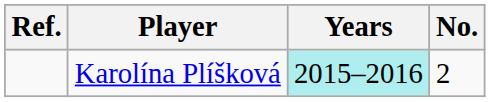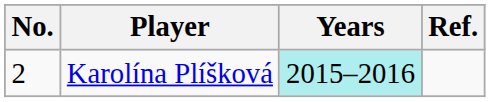columns swapped: (457, 27) <-> (37, 27)
